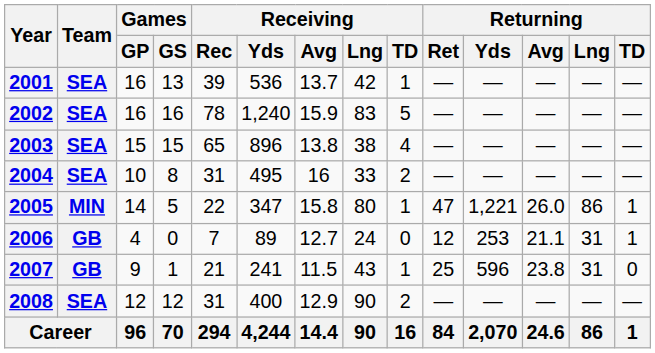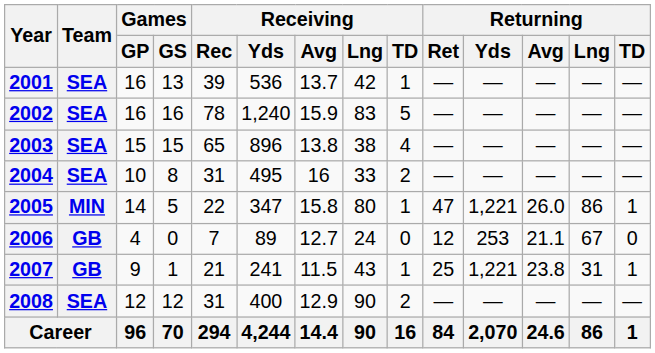(592, 238) 31 -> (592, 238) 67
(632, 238) 1 -> (632, 238) 0
(493, 269) 596 -> (493, 269) 1,221
(632, 269) 0 -> (632, 269) 1
